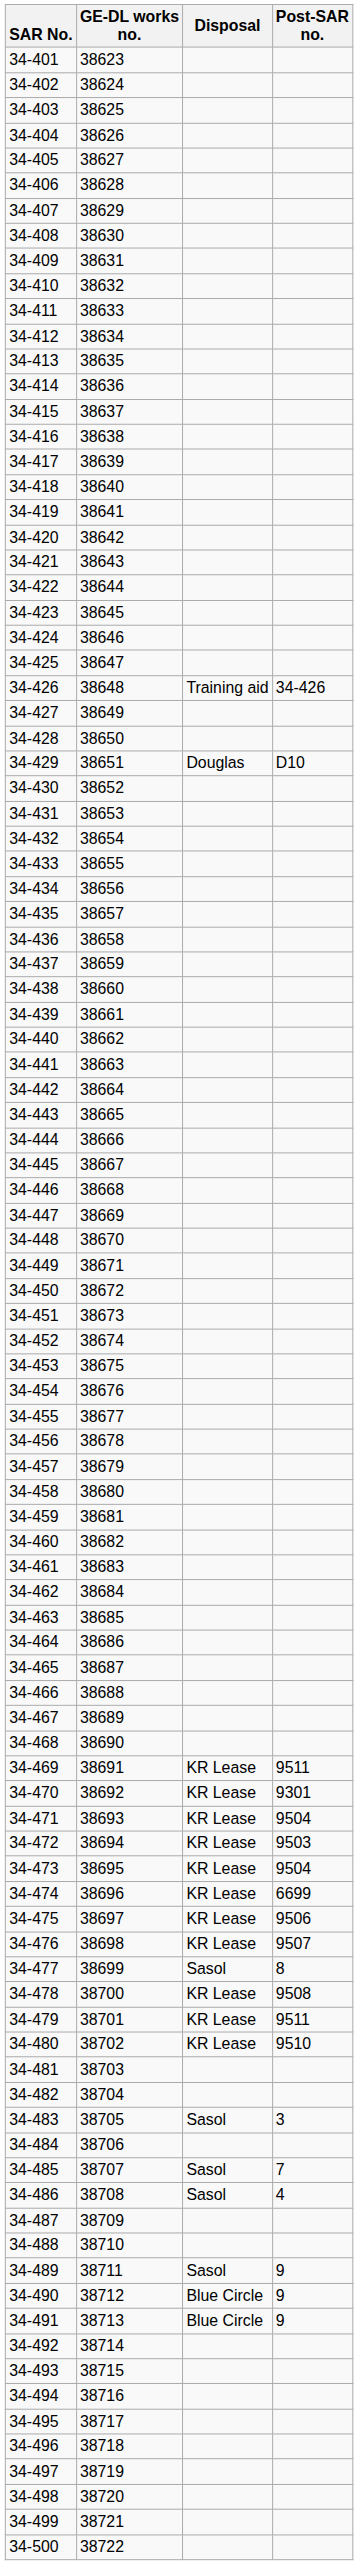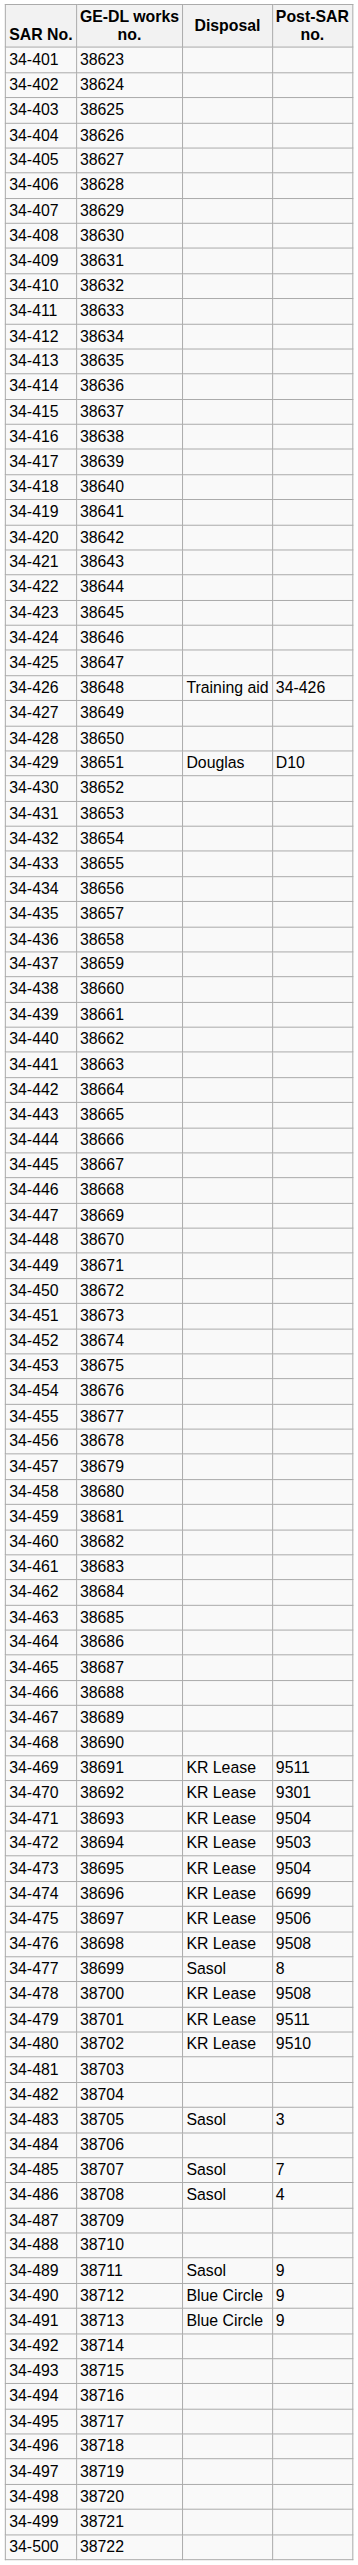(293, 1944) 9507 -> (293, 1944) 9508
